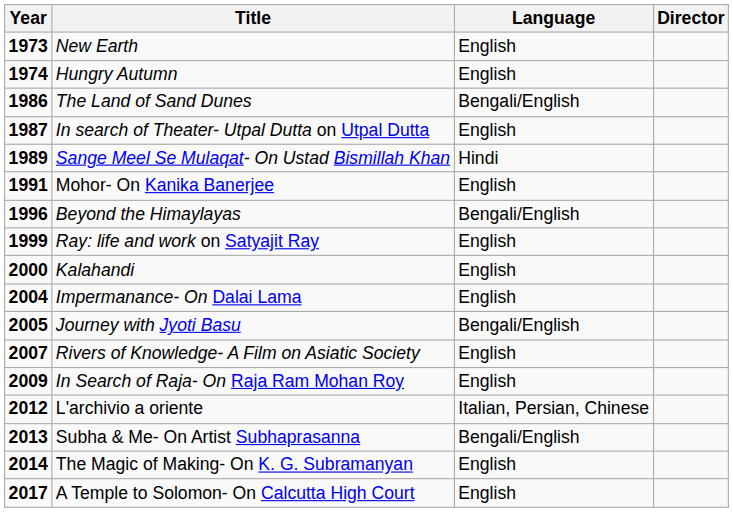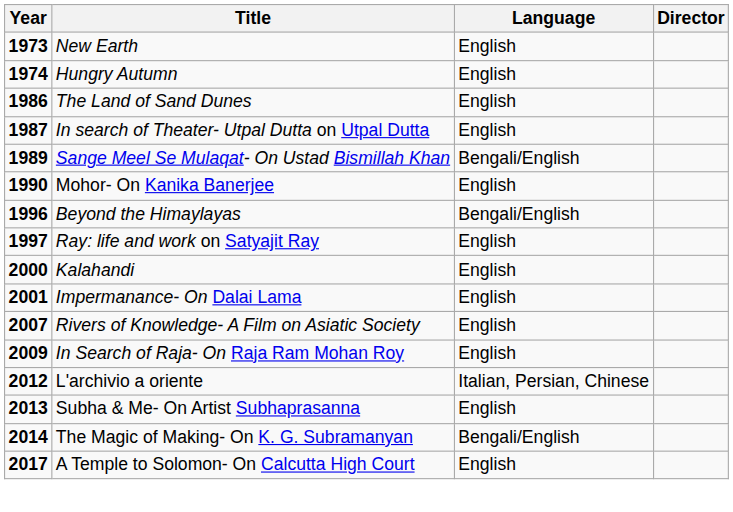(519, 102) Bengali/English -> (487, 102) English
(478, 158) Hindi -> (519, 158) Bengali/English
(28, 185) 1991 -> (28, 185) 1990
(28, 241) 1999 -> (28, 241) 1997
(28, 297) 2004 -> (28, 297) 2001
- row: (148, 325)
(519, 437) Bengali/English -> (487, 409) English
(487, 465) English -> (519, 437) Bengali/English
